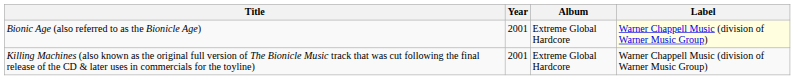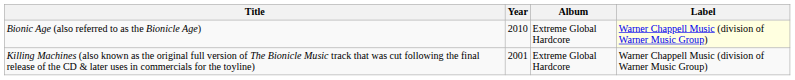(518, 28) 2001 -> (518, 28) 2010
